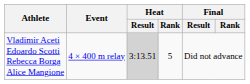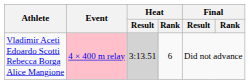(97, 56) no background -> (97, 56) pink background
(170, 56) 5 -> (170, 56) 6
